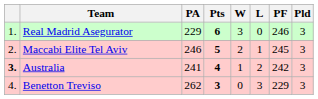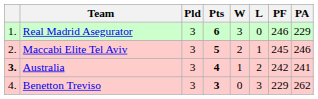columns swapped: (302, 13) <-> (193, 13)
